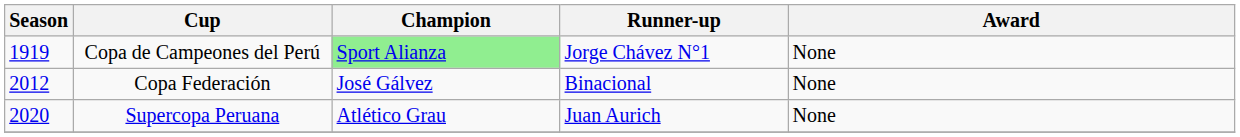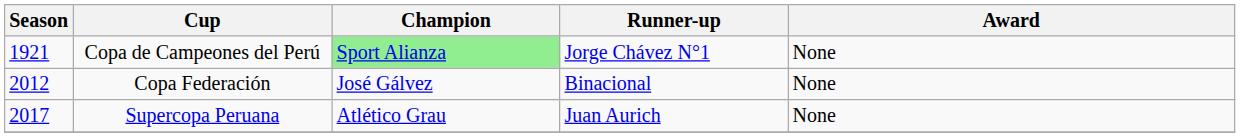(29, 52) 1919 -> (29, 52) 1921
(29, 115) 2020 -> (29, 115) 2017
